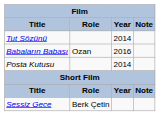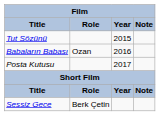(122, 37) 2014 -> (122, 37) 2015
(122, 64) 2014 -> (122, 64) 2017
